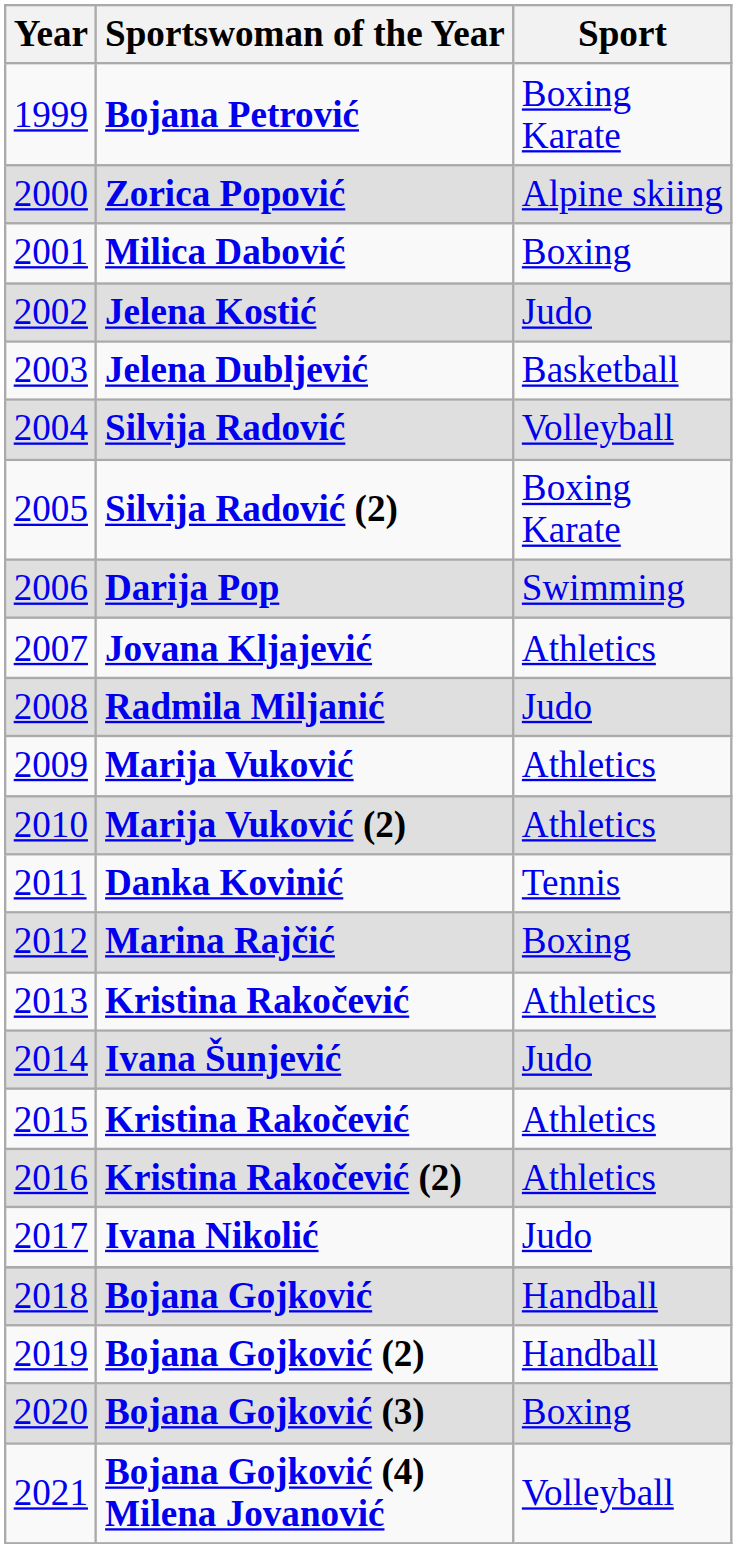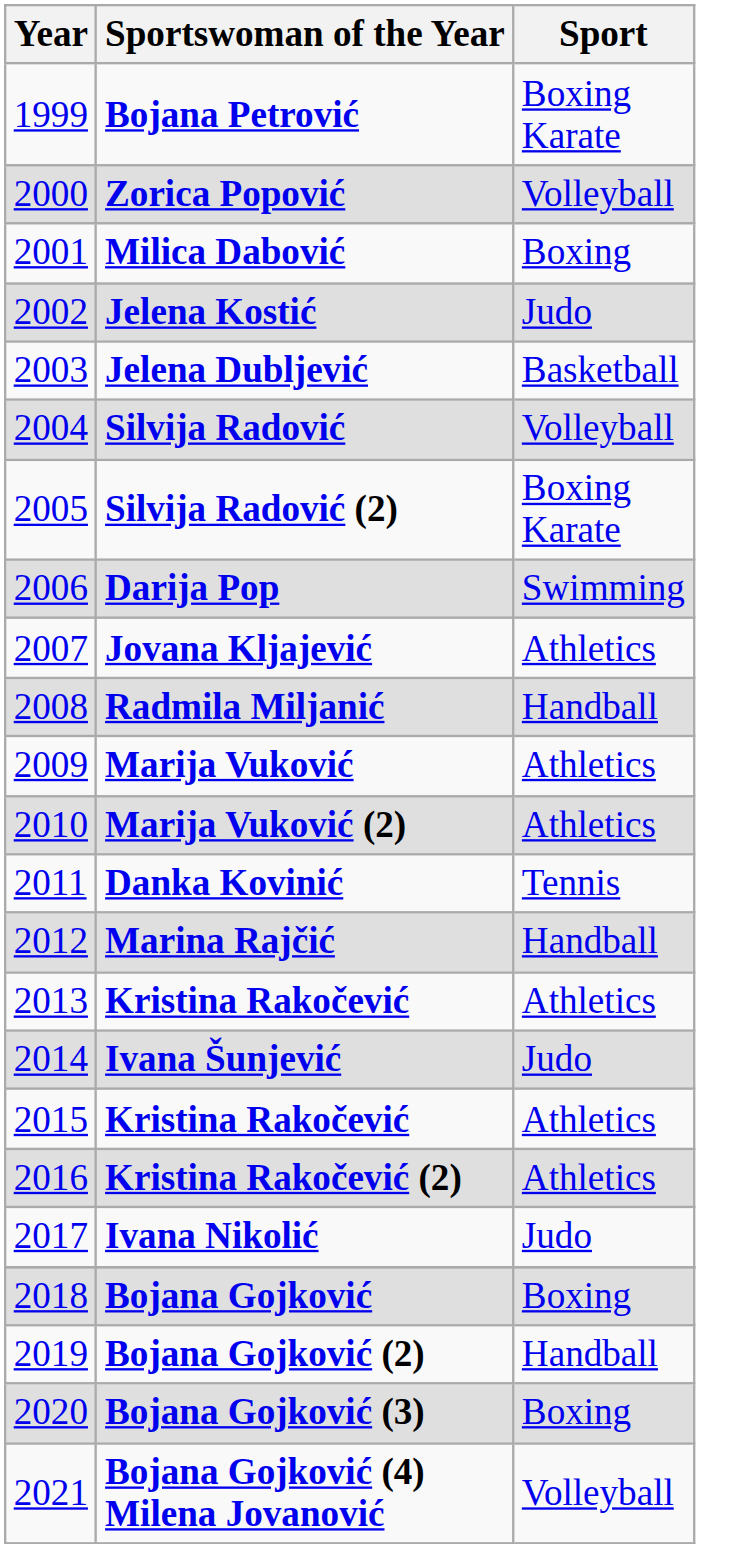(622, 193) Alpine skiing -> (598, 193) Volleyball
(557, 706) Judo -> (590, 706) Handball
(577, 941) Boxing -> (590, 941) Handball
(590, 1294) Handball -> (577, 1294) Boxing
